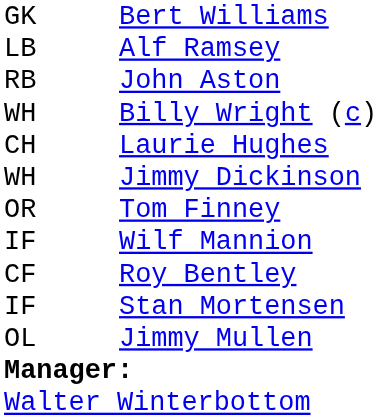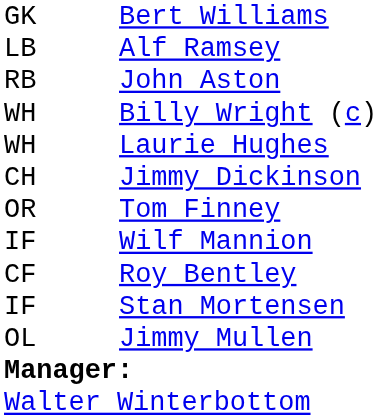(20, 146) CH -> (20, 146) WH
(20, 178) WH -> (20, 178) CH
